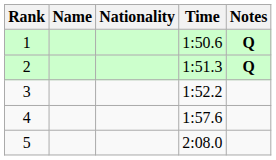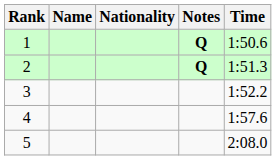columns swapped: (202, 17) <-> (249, 17)
